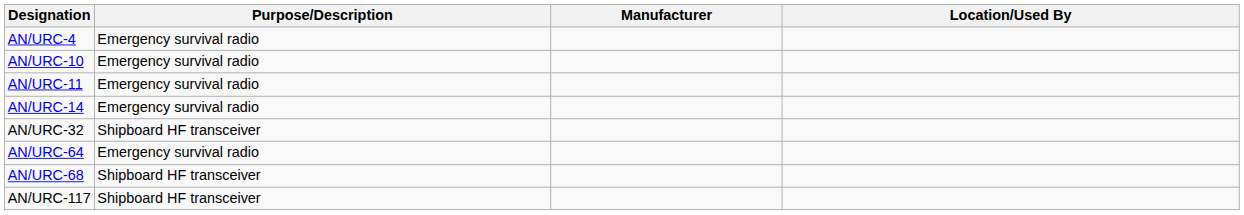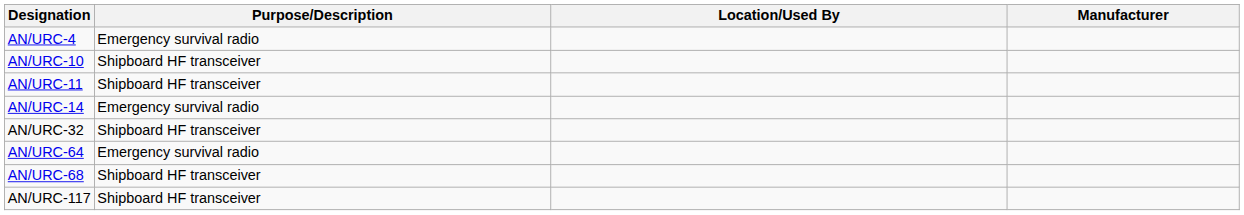columns swapped: (1011, 15) <-> (666, 15)
(178, 61) Emergency survival radio -> (179, 61) Shipboard HF transceiver
(178, 84) Emergency survival radio -> (179, 84) Shipboard HF transceiver
